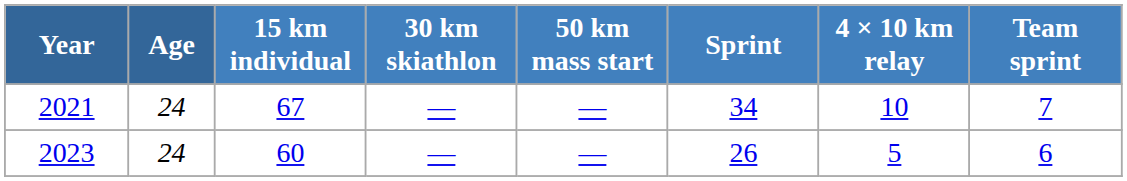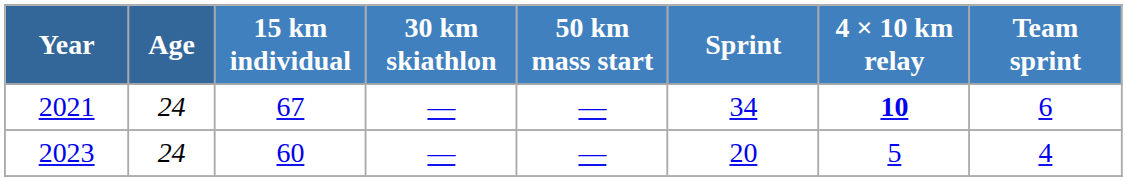(894, 106) normal -> (894, 106) bold
(1045, 106) 7 -> (1045, 106) 6
(743, 153) 26 -> (743, 153) 20
(1045, 153) 6 -> (1045, 153) 4
